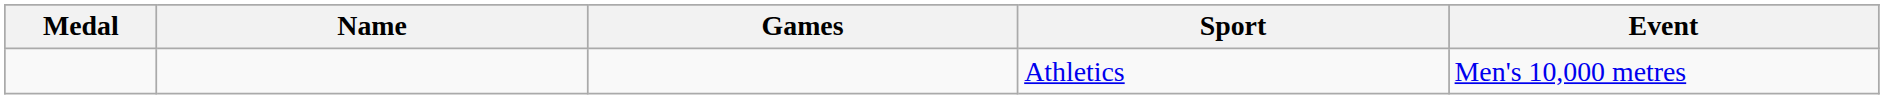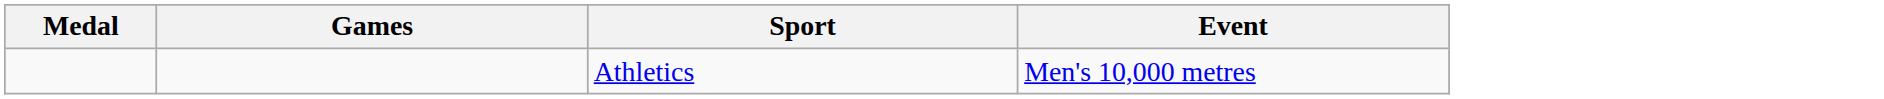- column: (372, 26)
